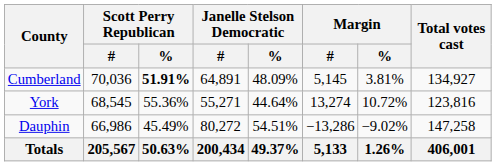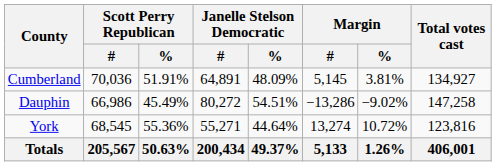(166, 79) bold -> (166, 79) normal
rows swapped: (44, 126) <-> (44, 102)
